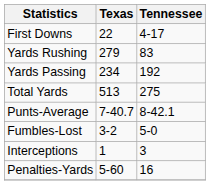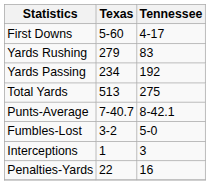(106, 33) 22 -> (111, 33) 5-60
(111, 170) 5-60 -> (106, 170) 22
